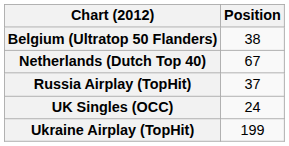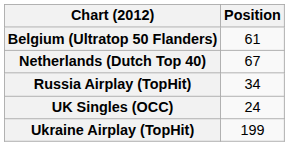(252, 38) 38 -> (252, 38) 61
(252, 84) 37 -> (252, 84) 34
